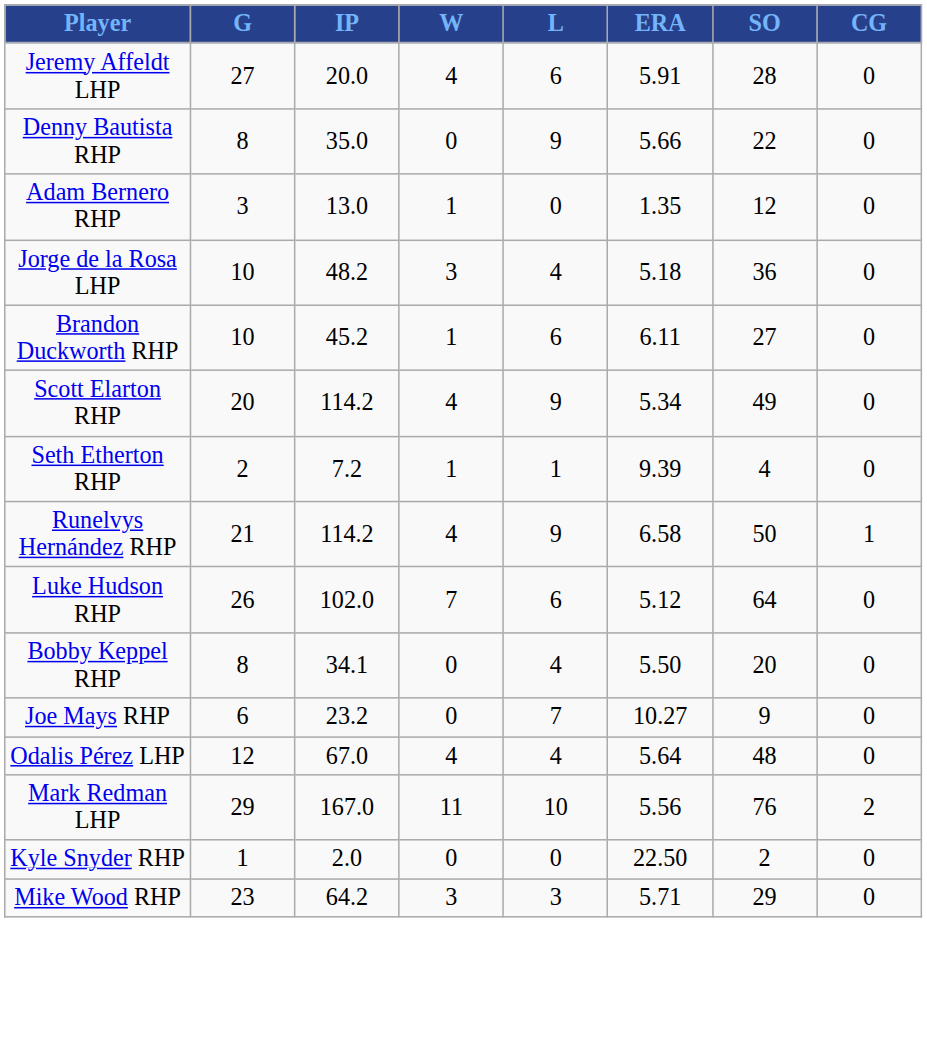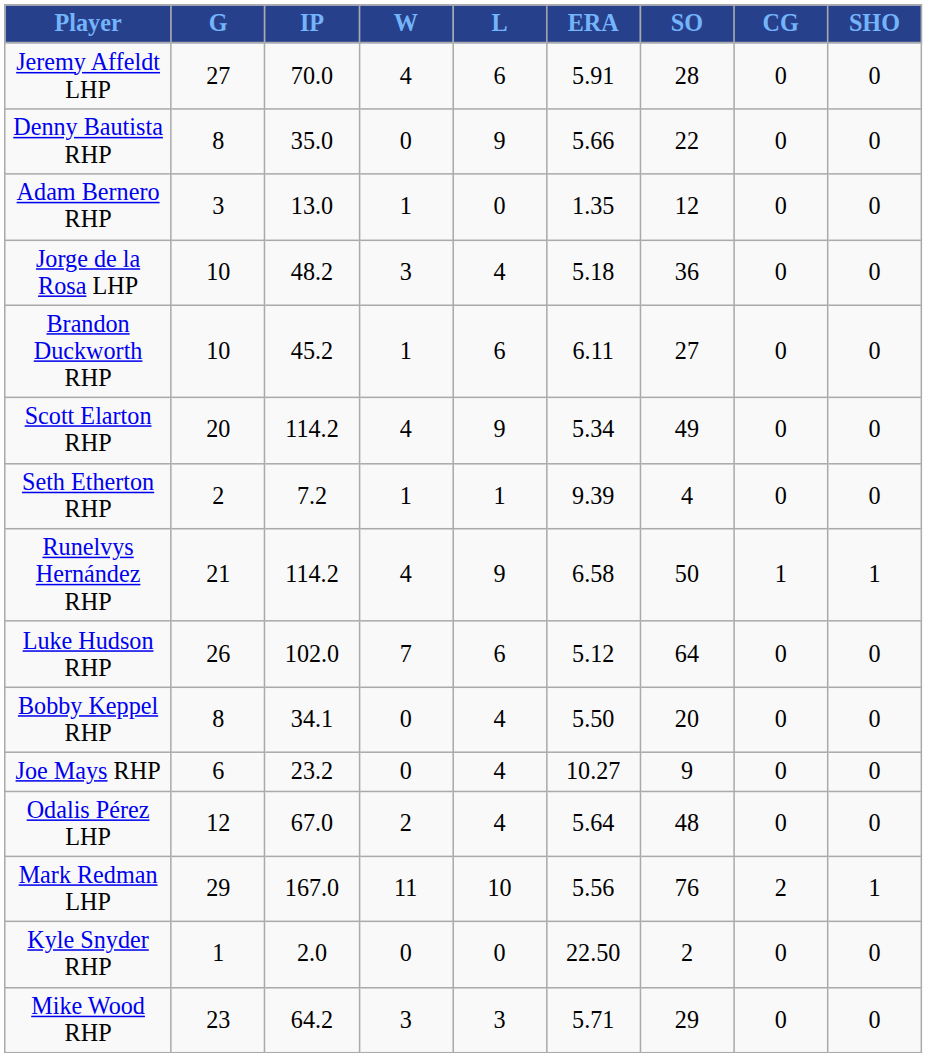+ column: (874, 23)
(347, 75) 20.0 -> (312, 75) 70.0
(556, 716) 7 -> (499, 771) 4
(451, 755) 4 -> (406, 823) 2
